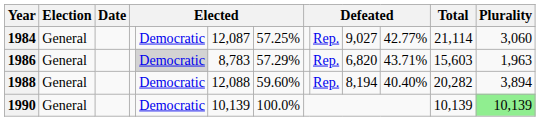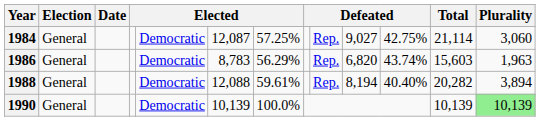(406, 37) 42.77% -> (406, 37) 42.75%
(172, 60) lightgrey background -> (172, 60) no background
(278, 60) 57.29% -> (278, 60) 56.29%
(406, 60) 43.71% -> (406, 60) 43.74%
(278, 82) 59.60% -> (278, 82) 59.61%
